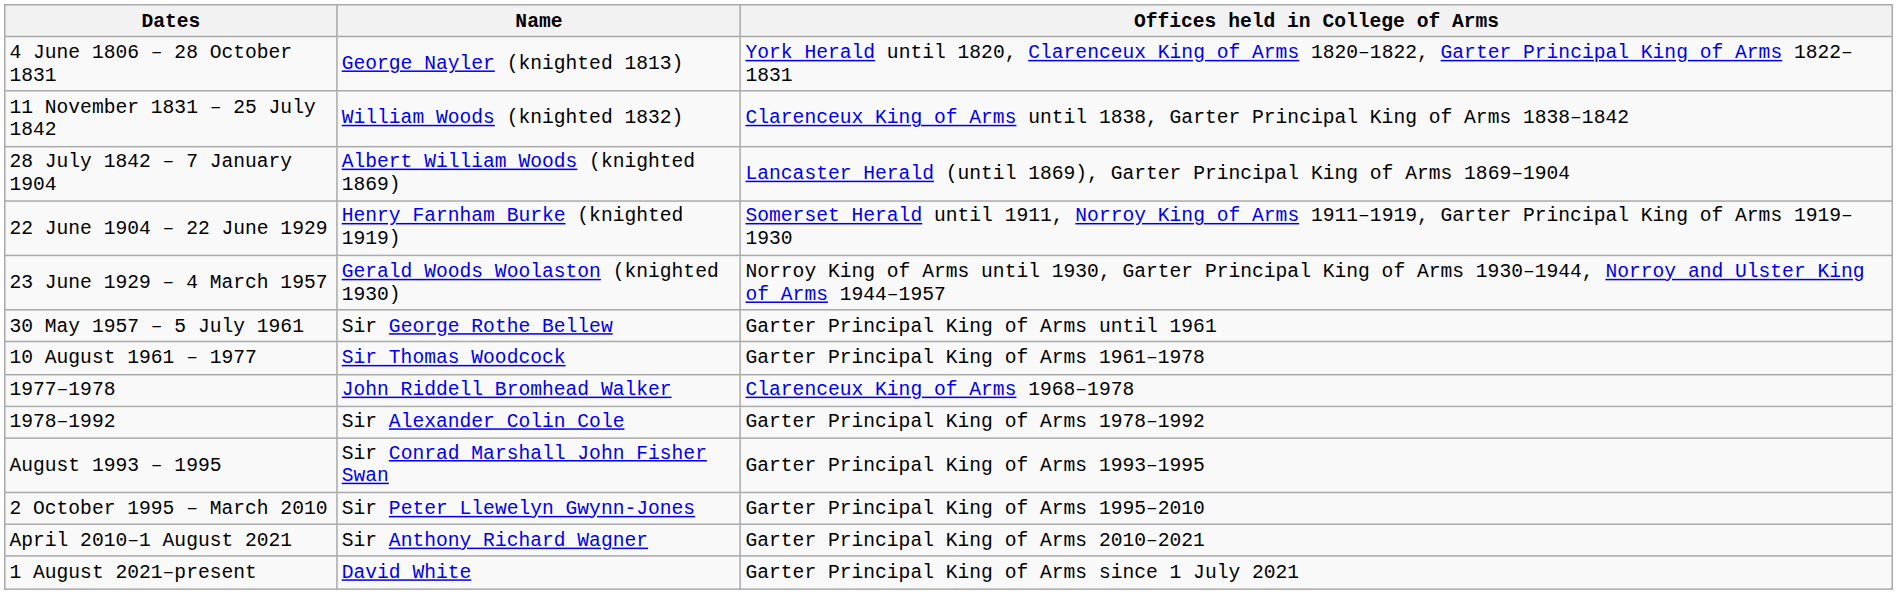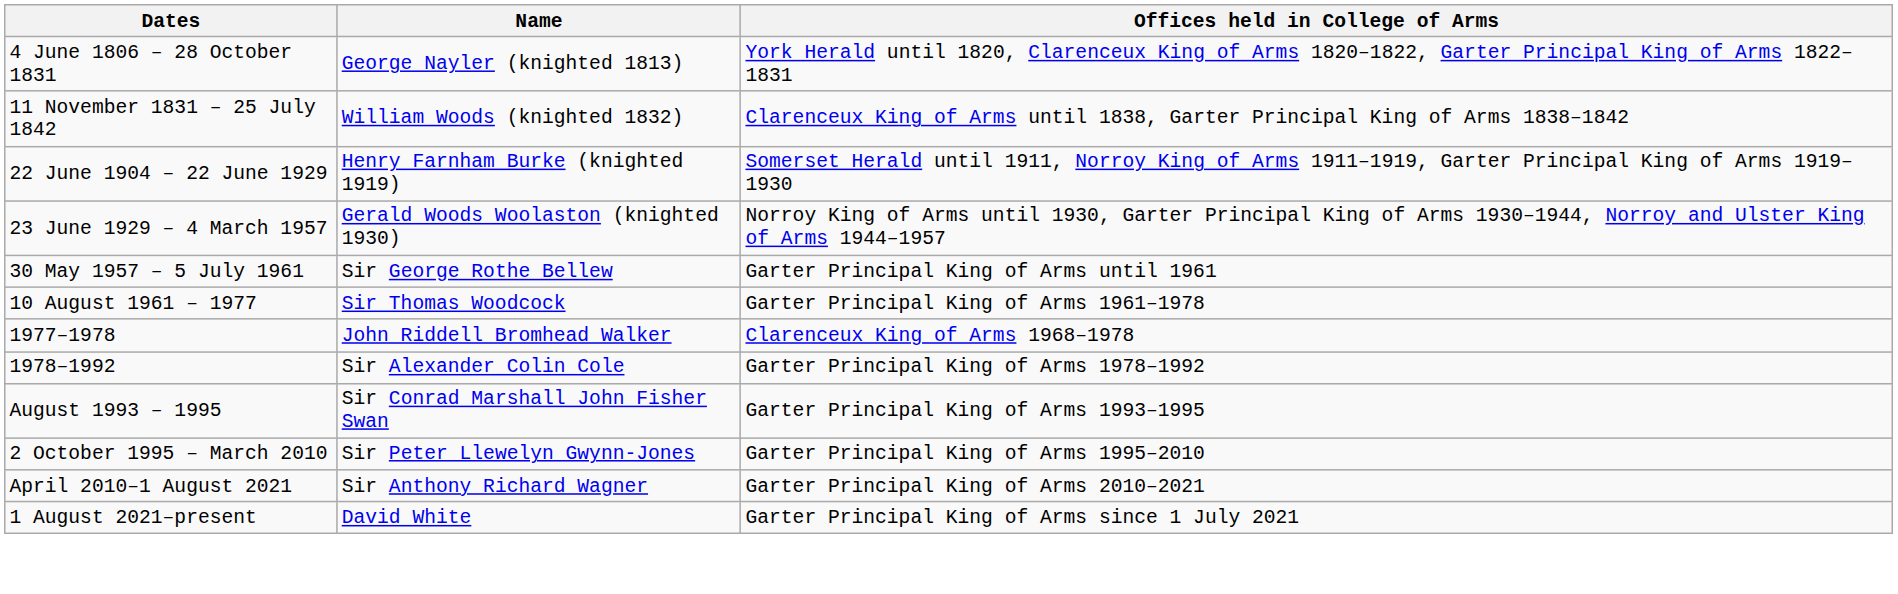- row: (151, 173)
